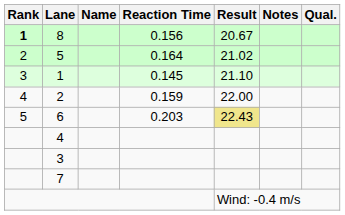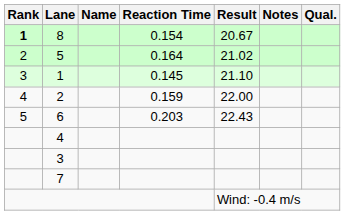(167, 35) 0.156 -> (167, 35) 0.154
(237, 117) khaki background -> (237, 117) no background
